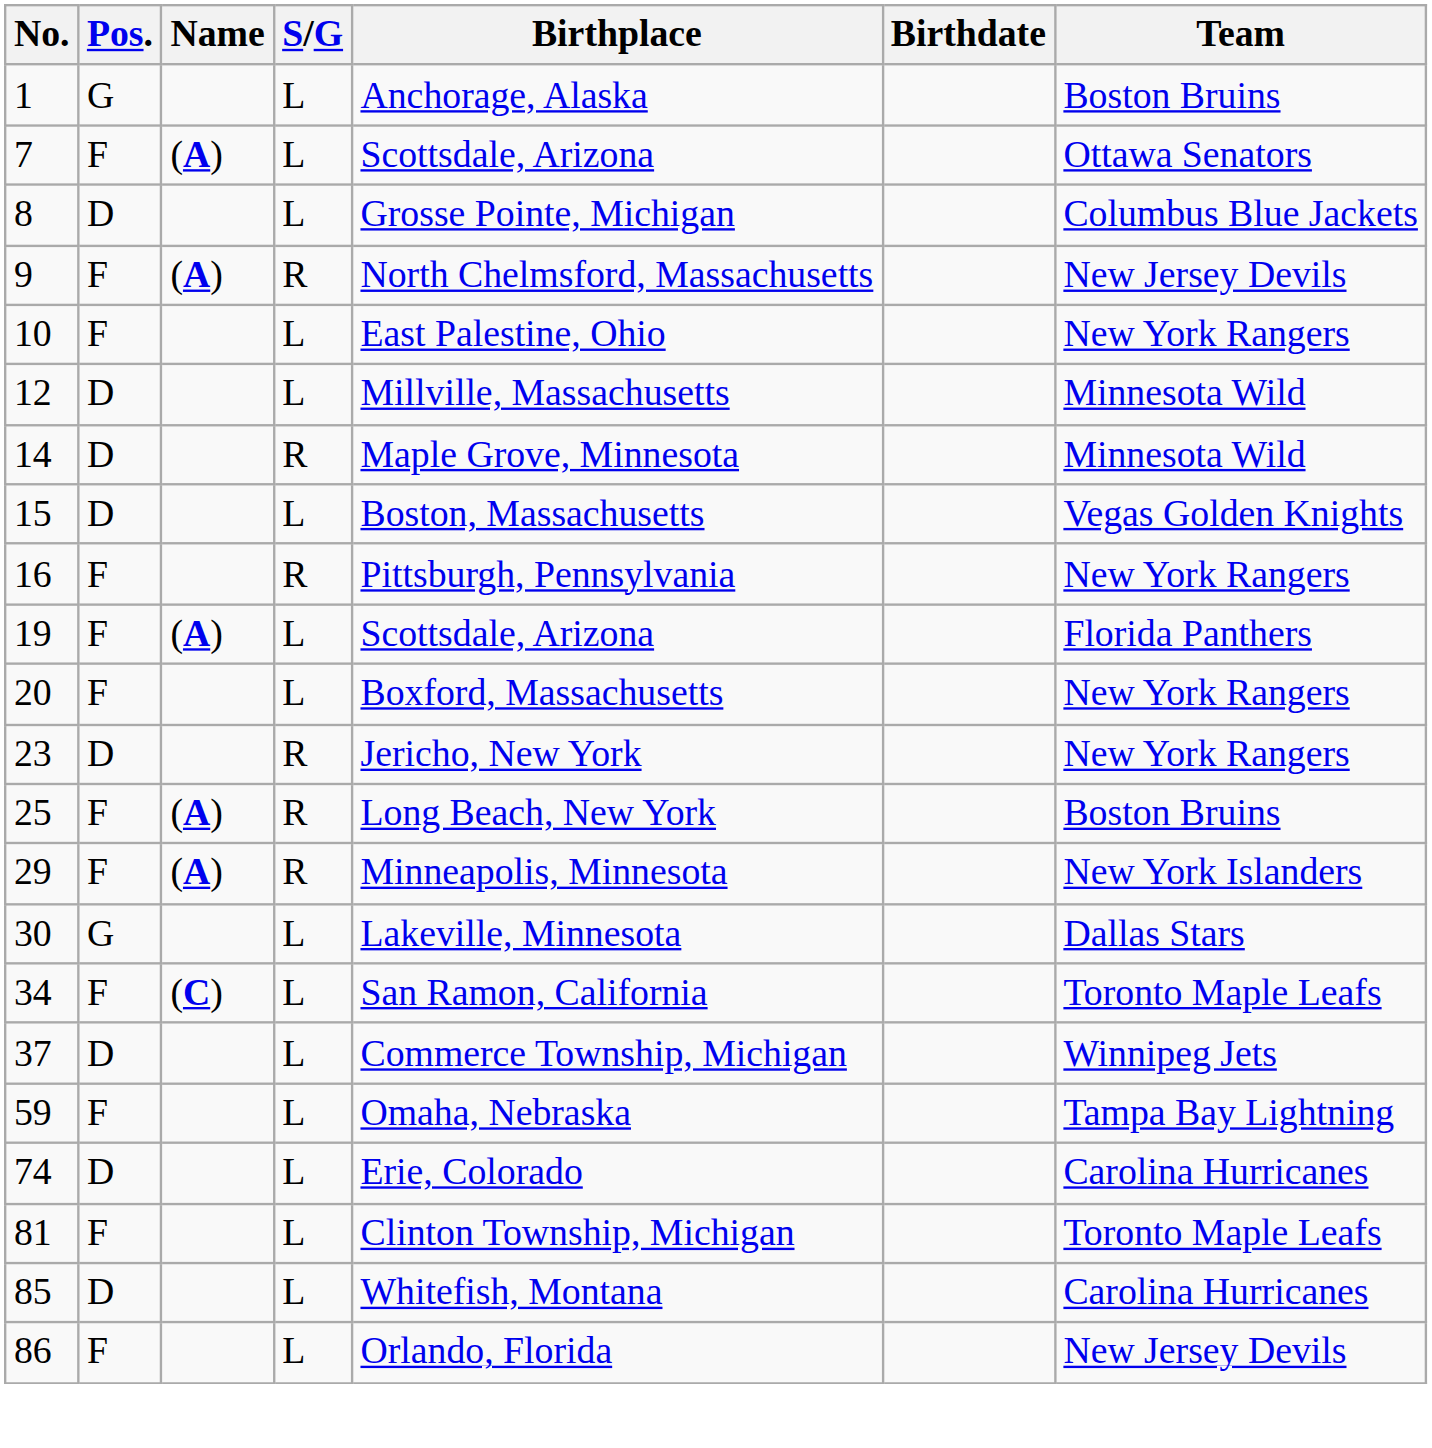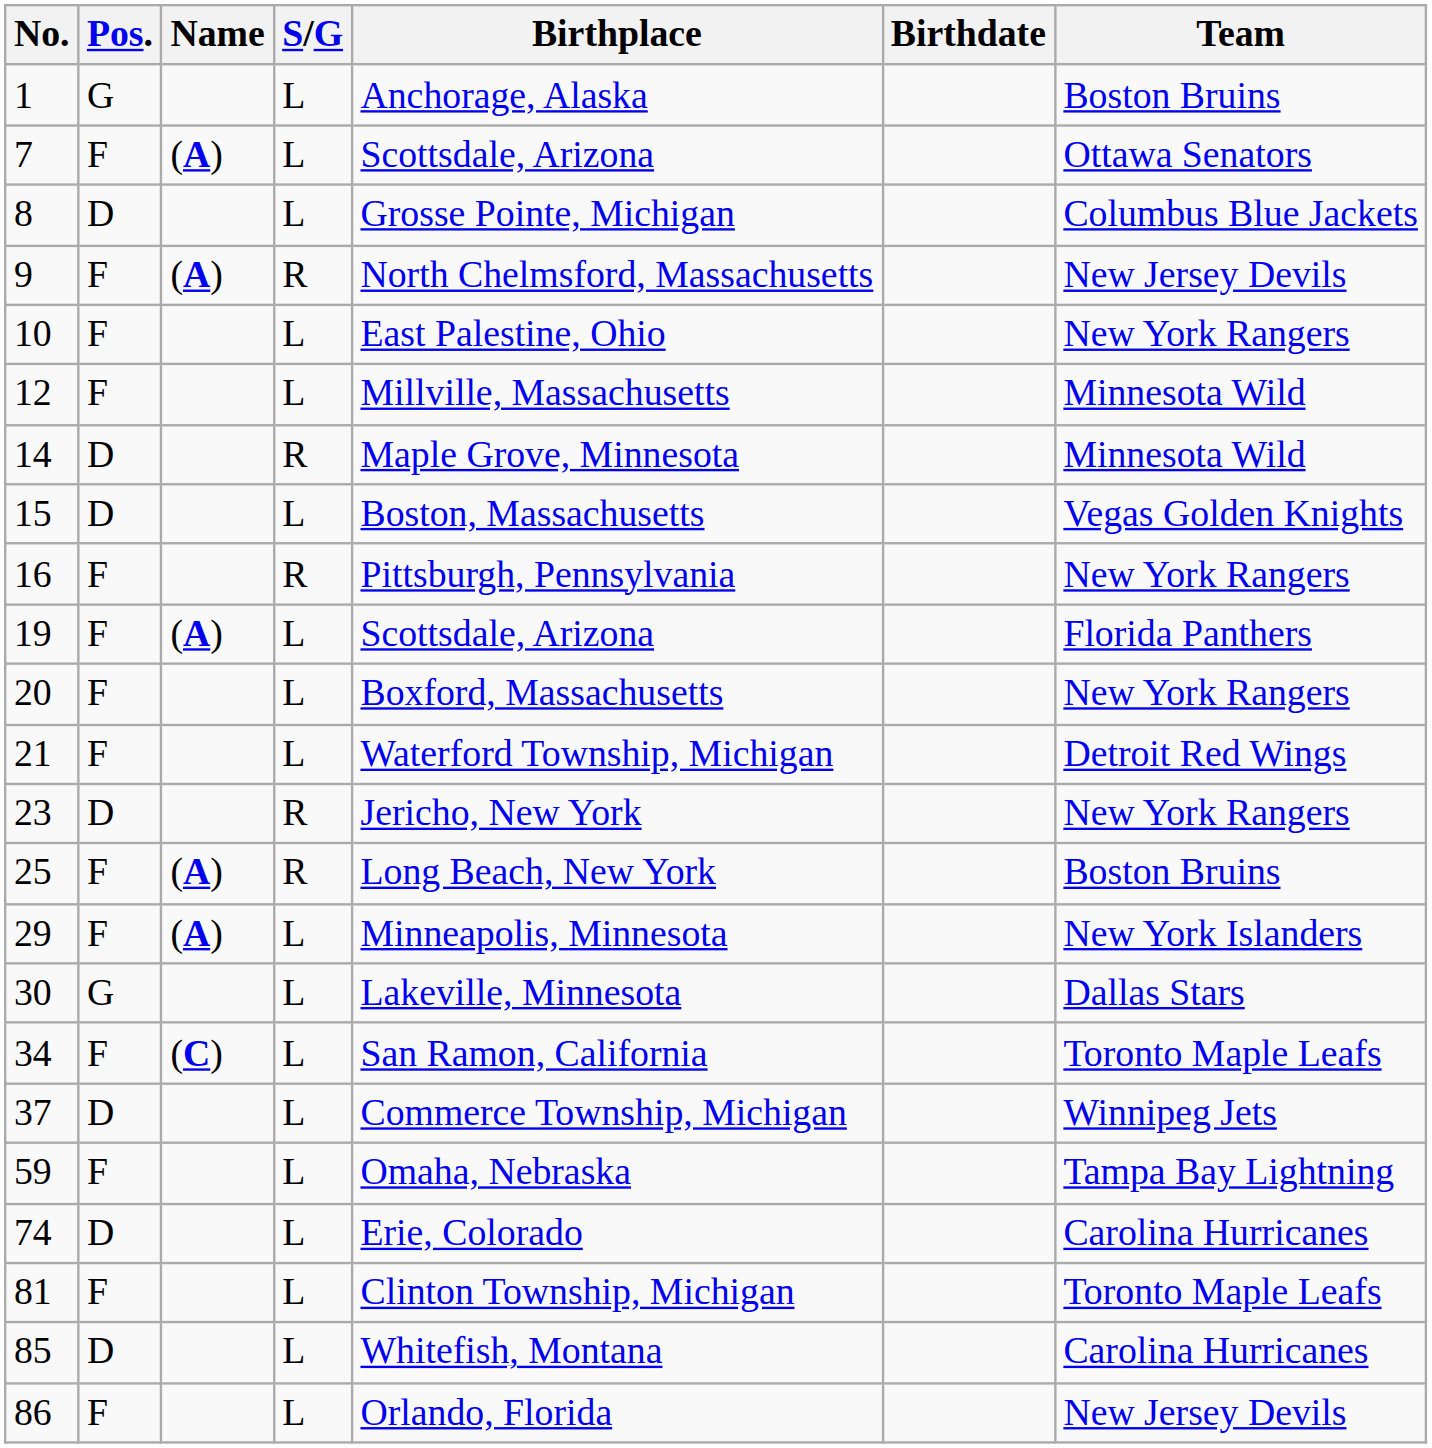(101, 393) D -> (97, 393) F
+ row: (33, 753)
(295, 872) R -> (294, 932) L
